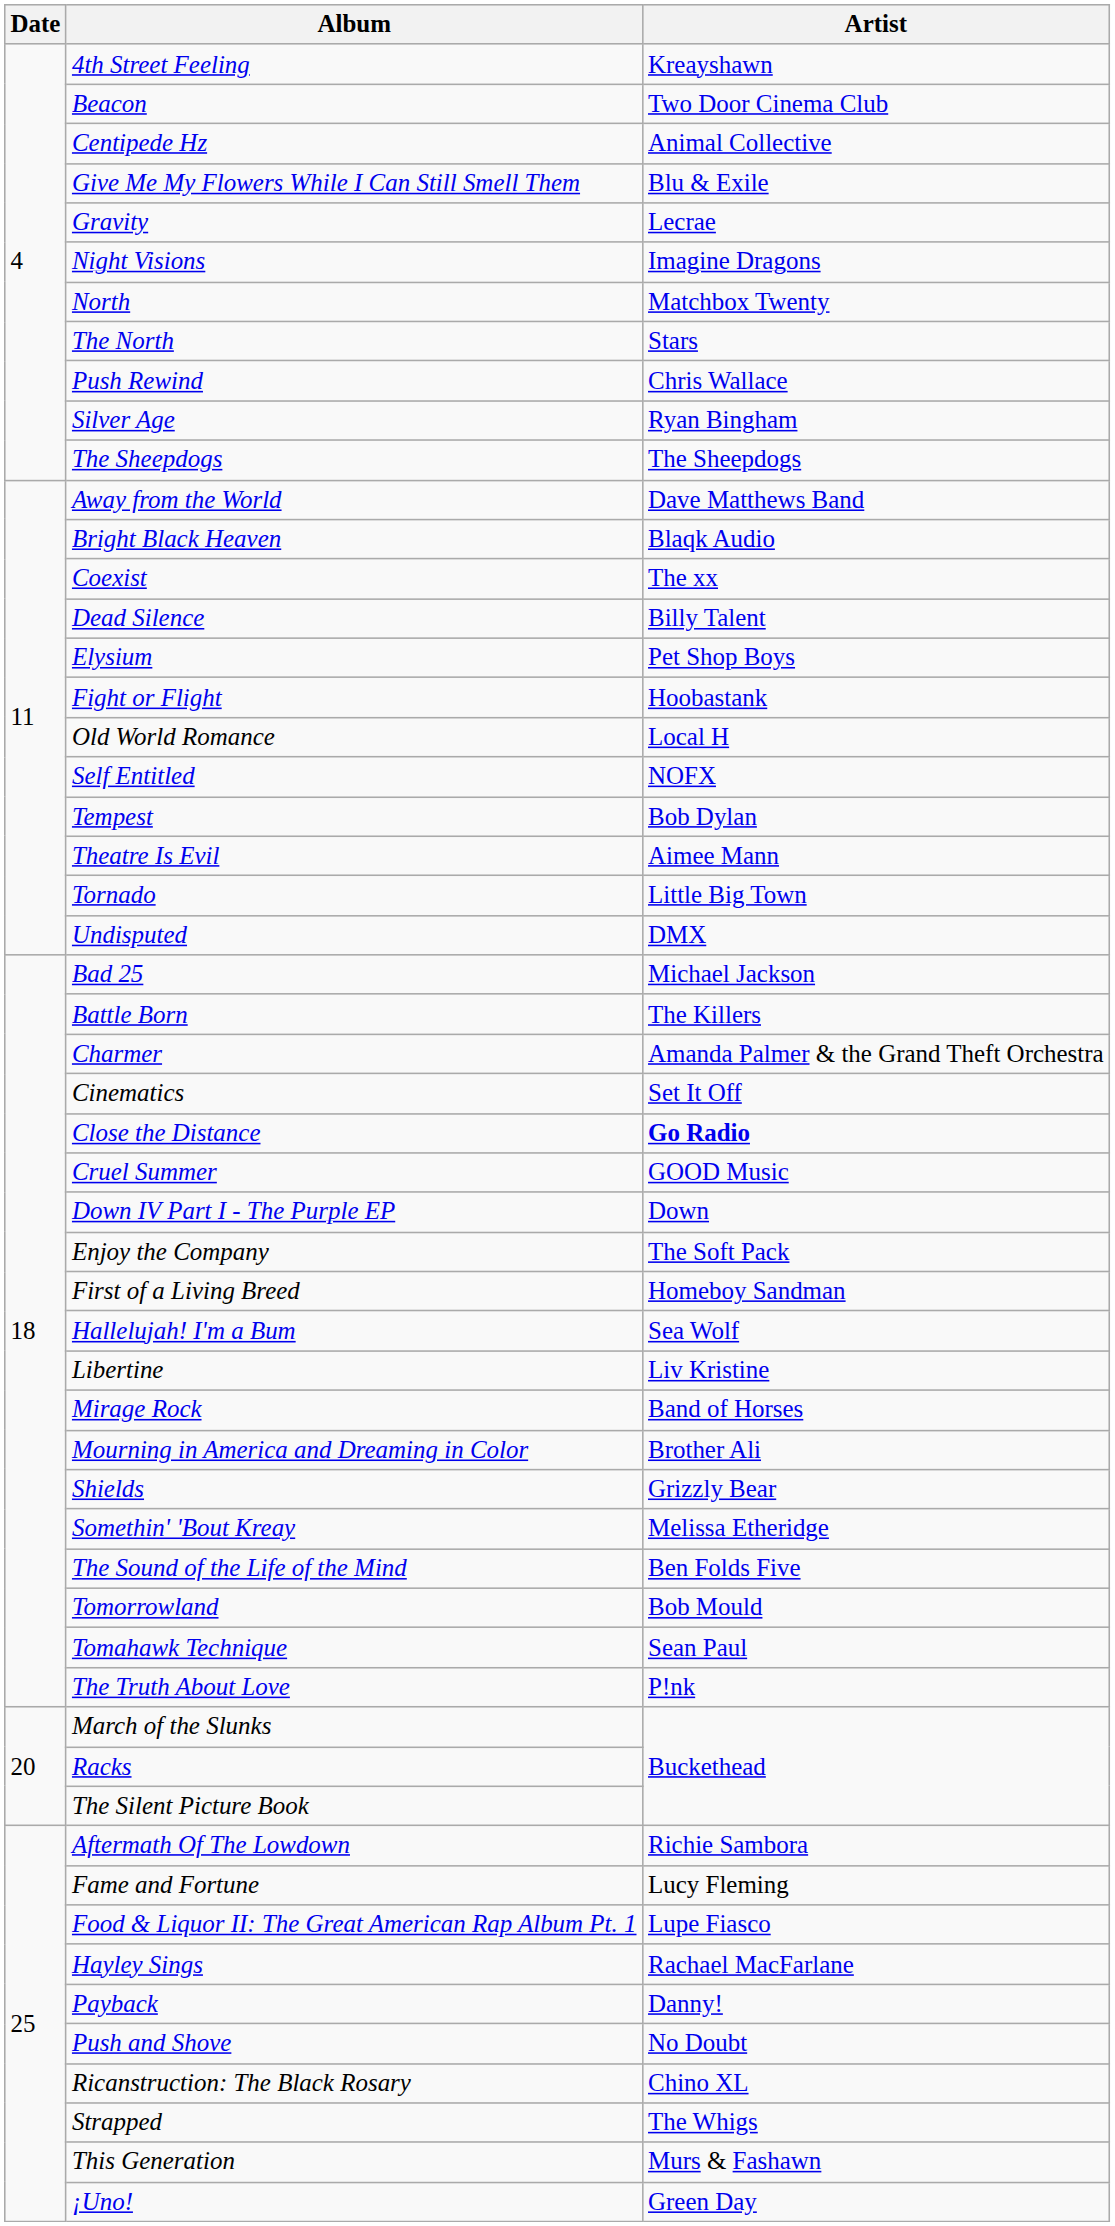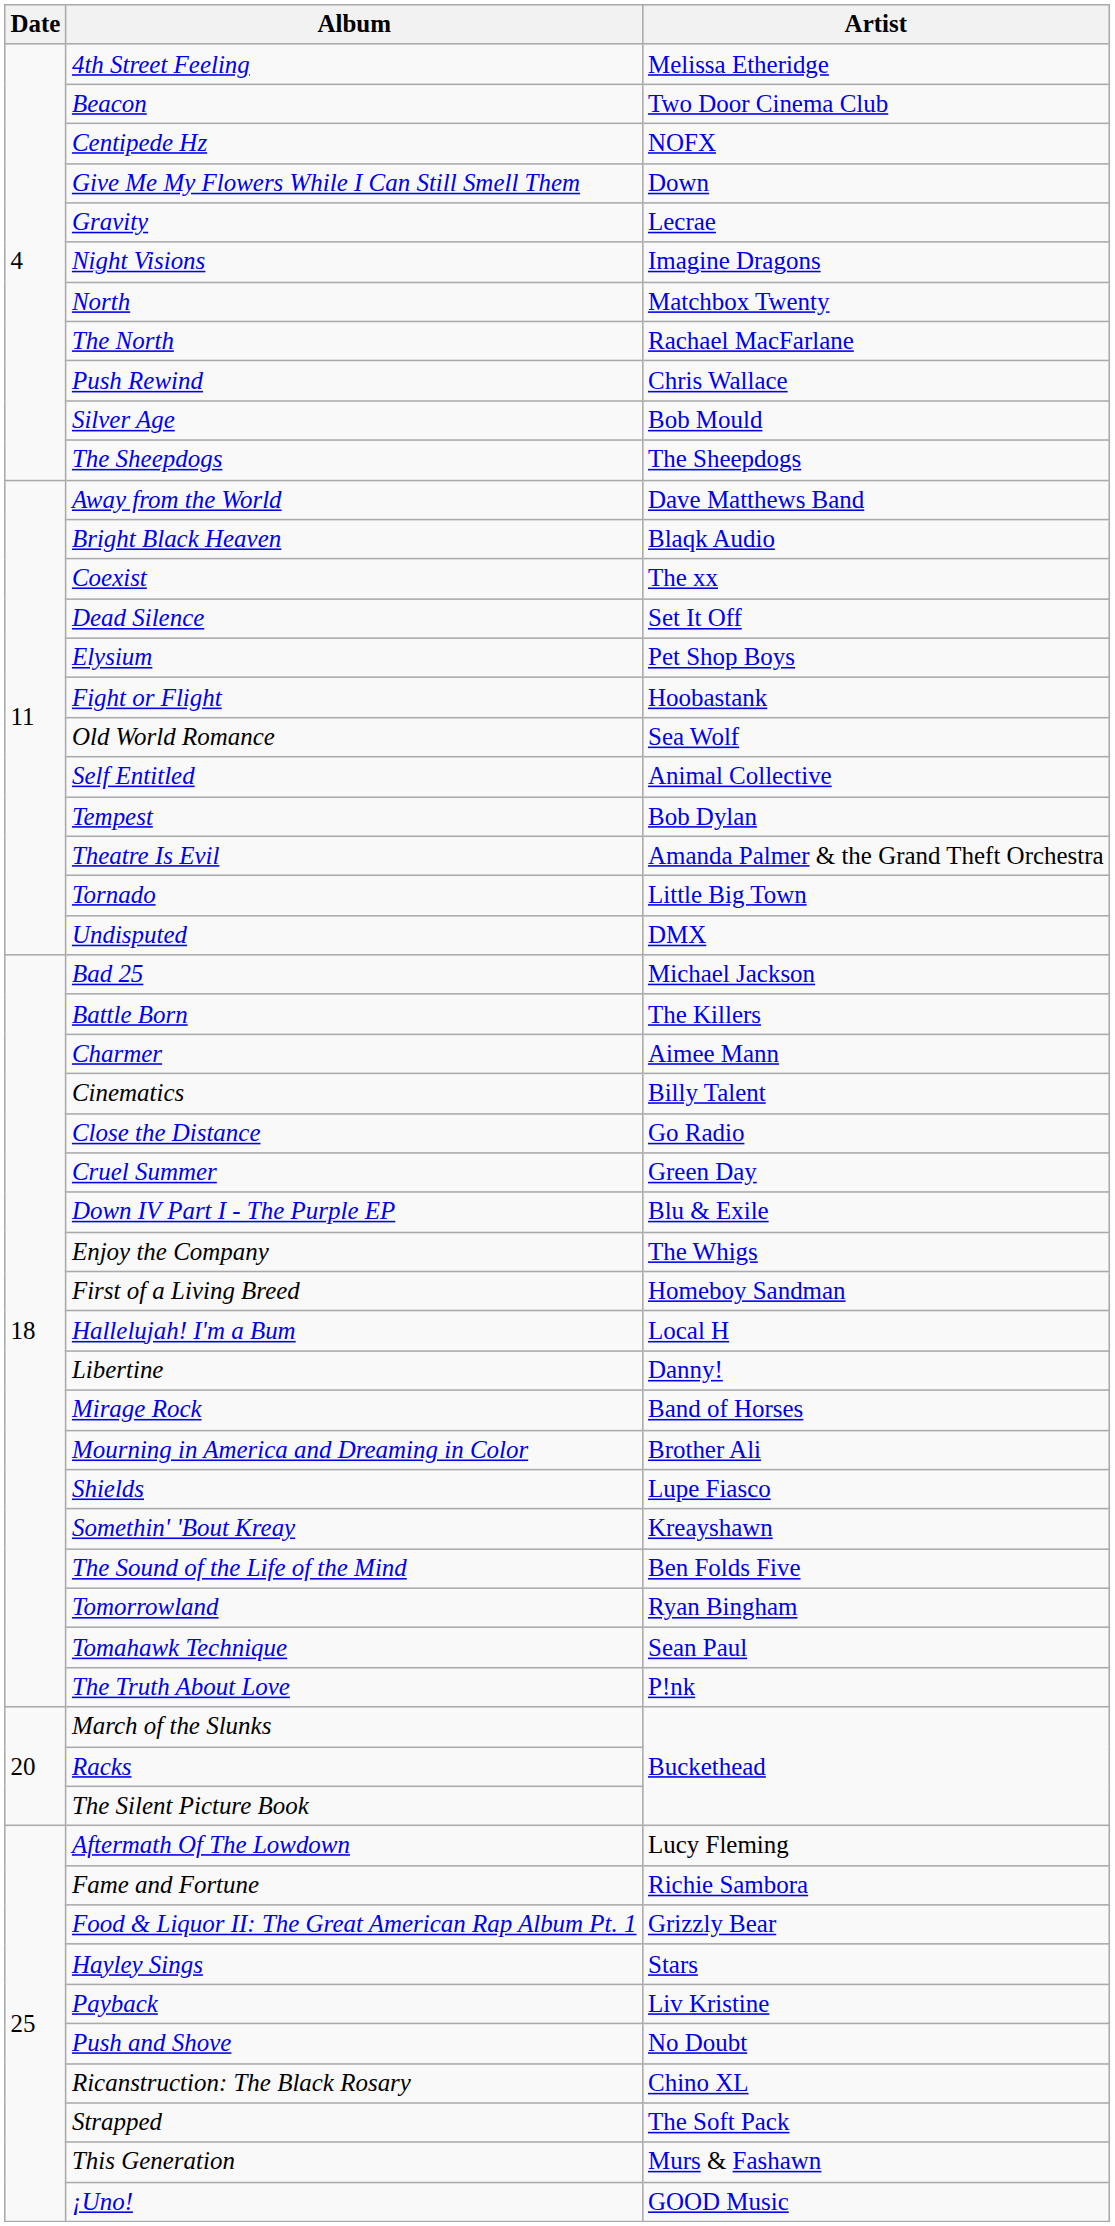(710, 63) Kreayshawn -> (738, 63) Melissa Etheridge
(740, 143) Animal Collective -> (682, 143) NOFX
(708, 182) Blu & Exile -> (679, 182) Down
(673, 340) Stars -> (751, 340) Rachael MacFarlane
(723, 420) Ryan Bingham -> (705, 420) Bob Mould
(707, 618) Billy Talent -> (695, 618) Set It Off
(689, 736) Local H -> (694, 736) Sea Wolf
(682, 776) NOFX -> (740, 776) Animal Collective
(714, 855) Aimee Mann -> (876, 855) Amanda Palmer & the Grand Theft Orchestra
(876, 1053) Amanda Palmer & the Grand Theft Orchestra -> (714, 1053) Aimee Mann
(695, 1093) Set It Off -> (707, 1093) Billy Talent
(699, 1132) bold -> (696, 1132) normal
(718, 1172) GOOD Music -> (702, 1172) Green Day
(679, 1211) Down -> (708, 1211) Blu & Exile
(719, 1251) The Soft Pack -> (703, 1251) The Whigs
(694, 1330) Sea Wolf -> (689, 1330) Local H
(709, 1370) Liv Kristine -> (685, 1370) Danny!
(712, 1488) Grizzly Bear -> (709, 1488) Lupe Fiasco
(738, 1528) Melissa Etheridge -> (710, 1528) Kreayshawn
(705, 1607) Bob Mould -> (723, 1607) Ryan Bingham
(728, 1845) Richie Sambora -> (718, 1845) Lucy Fleming
(718, 1884) Lucy Fleming -> (728, 1884) Richie Sambora
(709, 1924) Lupe Fiasco -> (712, 1924) Grizzly Bear
(751, 1963) Rachael MacFarlane -> (673, 1963) Stars
(685, 2003) Danny! -> (709, 2003) Liv Kristine
(703, 2122) The Whigs -> (719, 2122) The Soft Pack
(702, 2201) Green Day -> (718, 2201) GOOD Music
